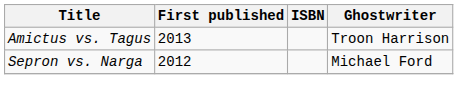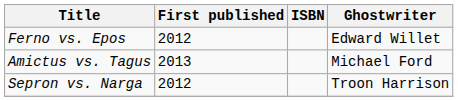+ row: (67, 39)
(390, 39) Troon Harrison -> (382, 62) Michael Ford
(382, 62) Michael Ford -> (390, 85) Troon Harrison
